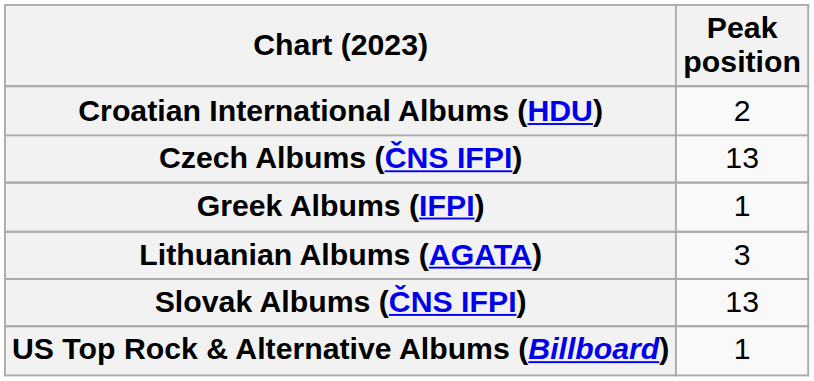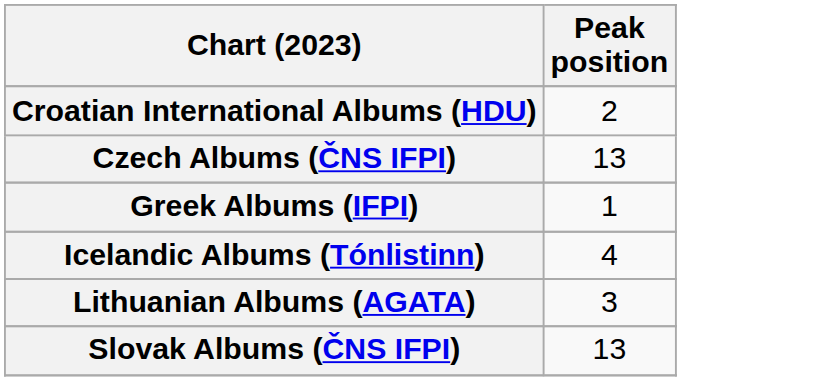+ row: (274, 254)
- row: (341, 350)
